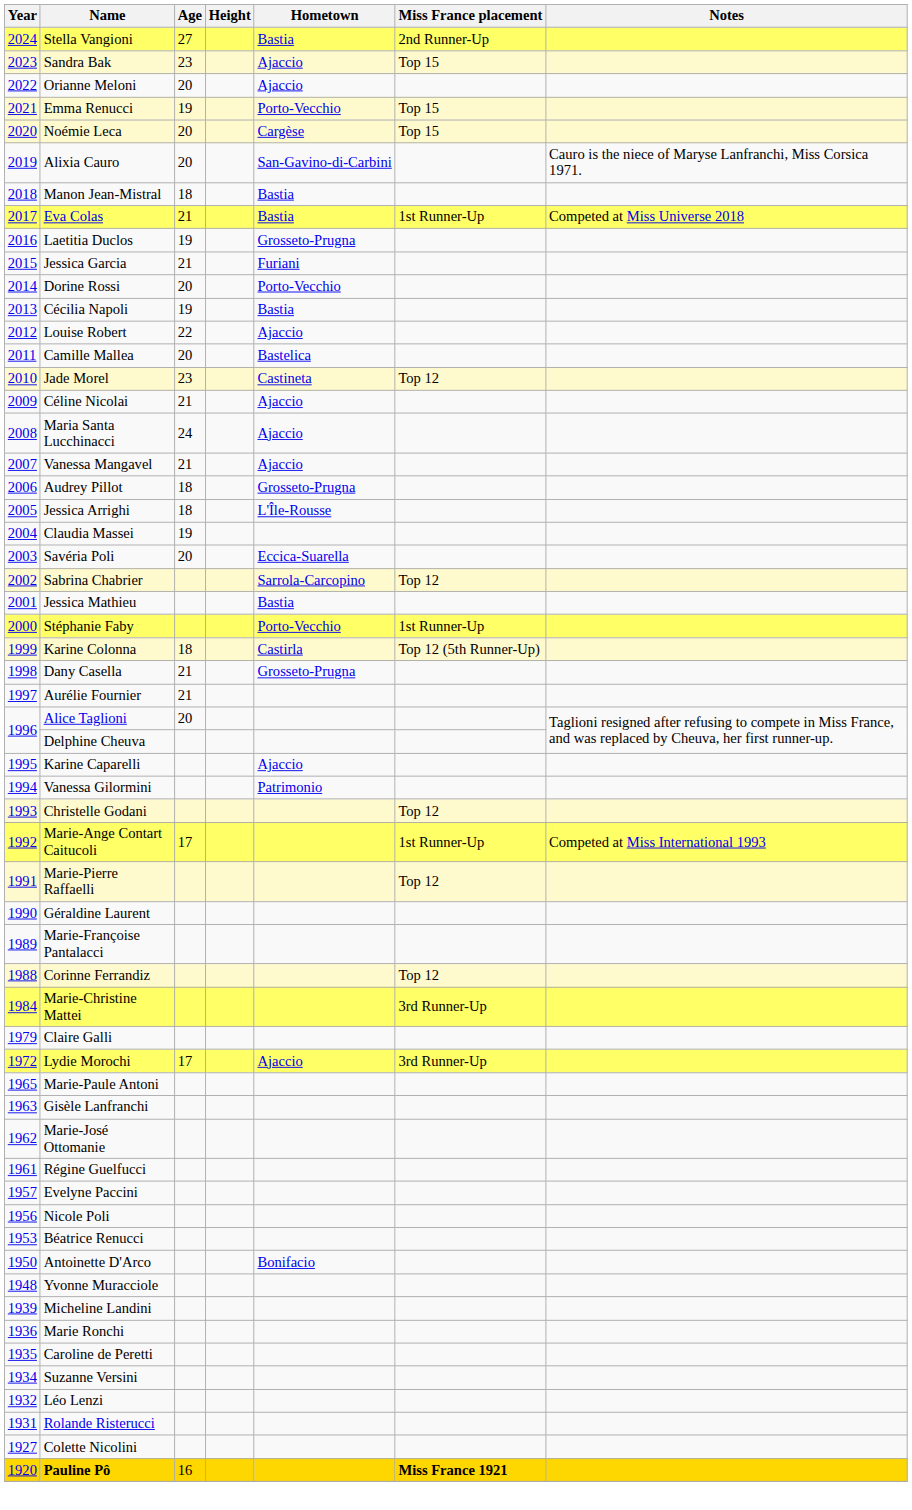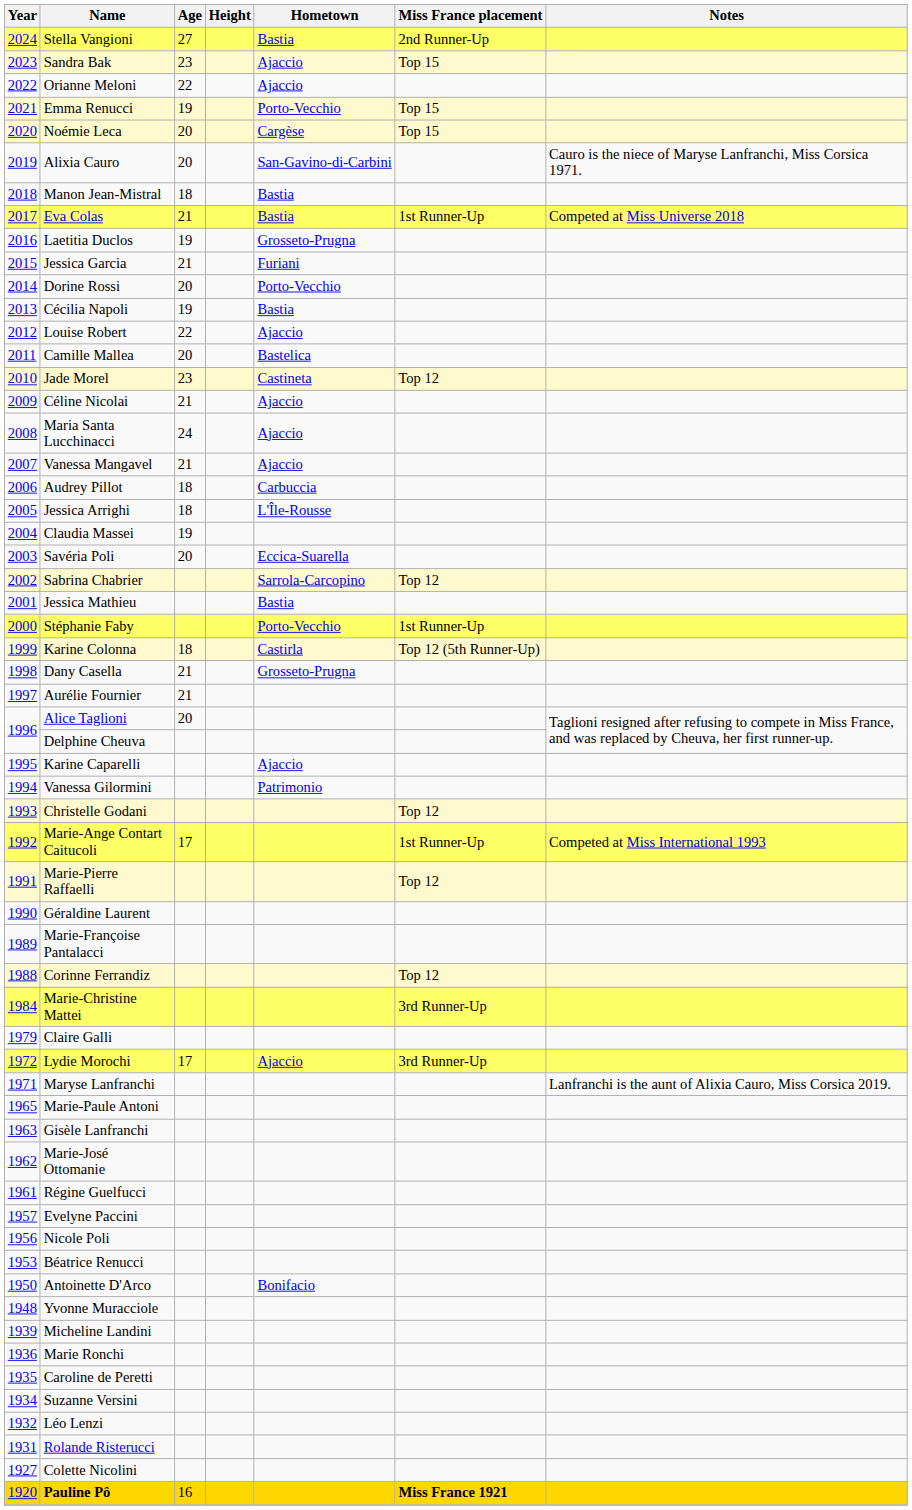(185, 85) 20 -> (185, 85) 22
(306, 487) Grosseto-Prugna -> (287, 487) Carbuccia
+ row: (99, 1084)
